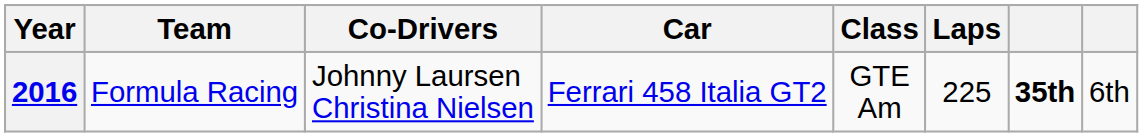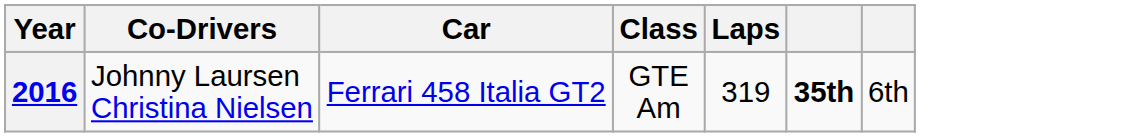- column: (195, 29)
(967, 91) 225 -> (746, 91) 319
